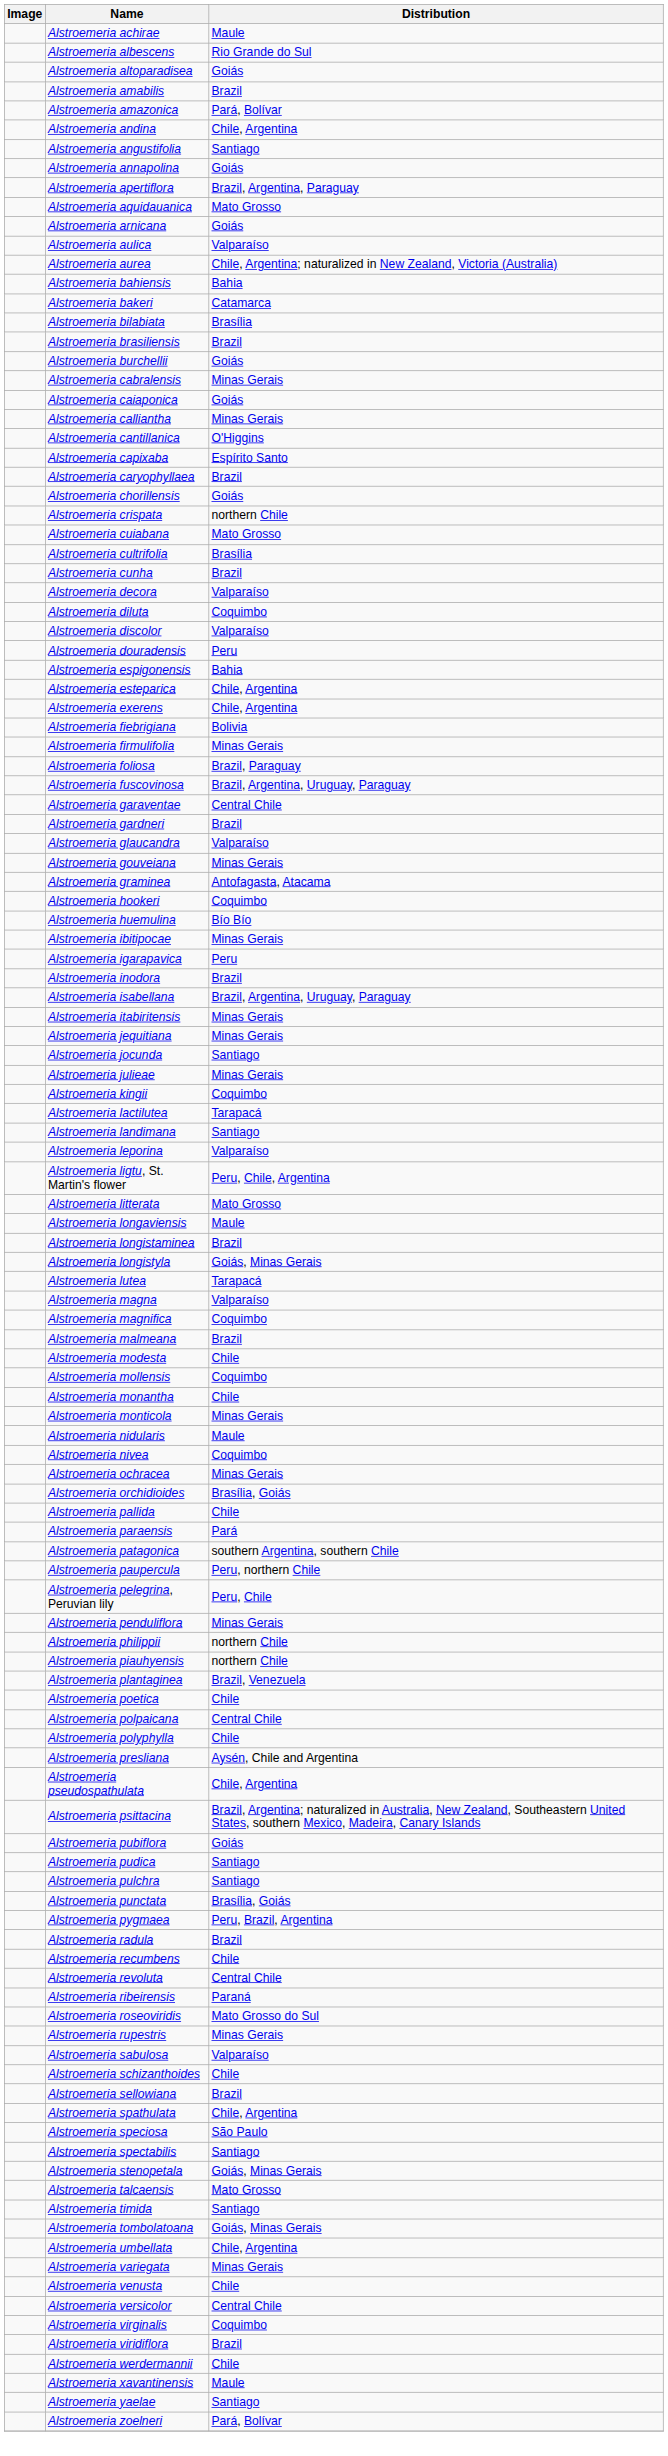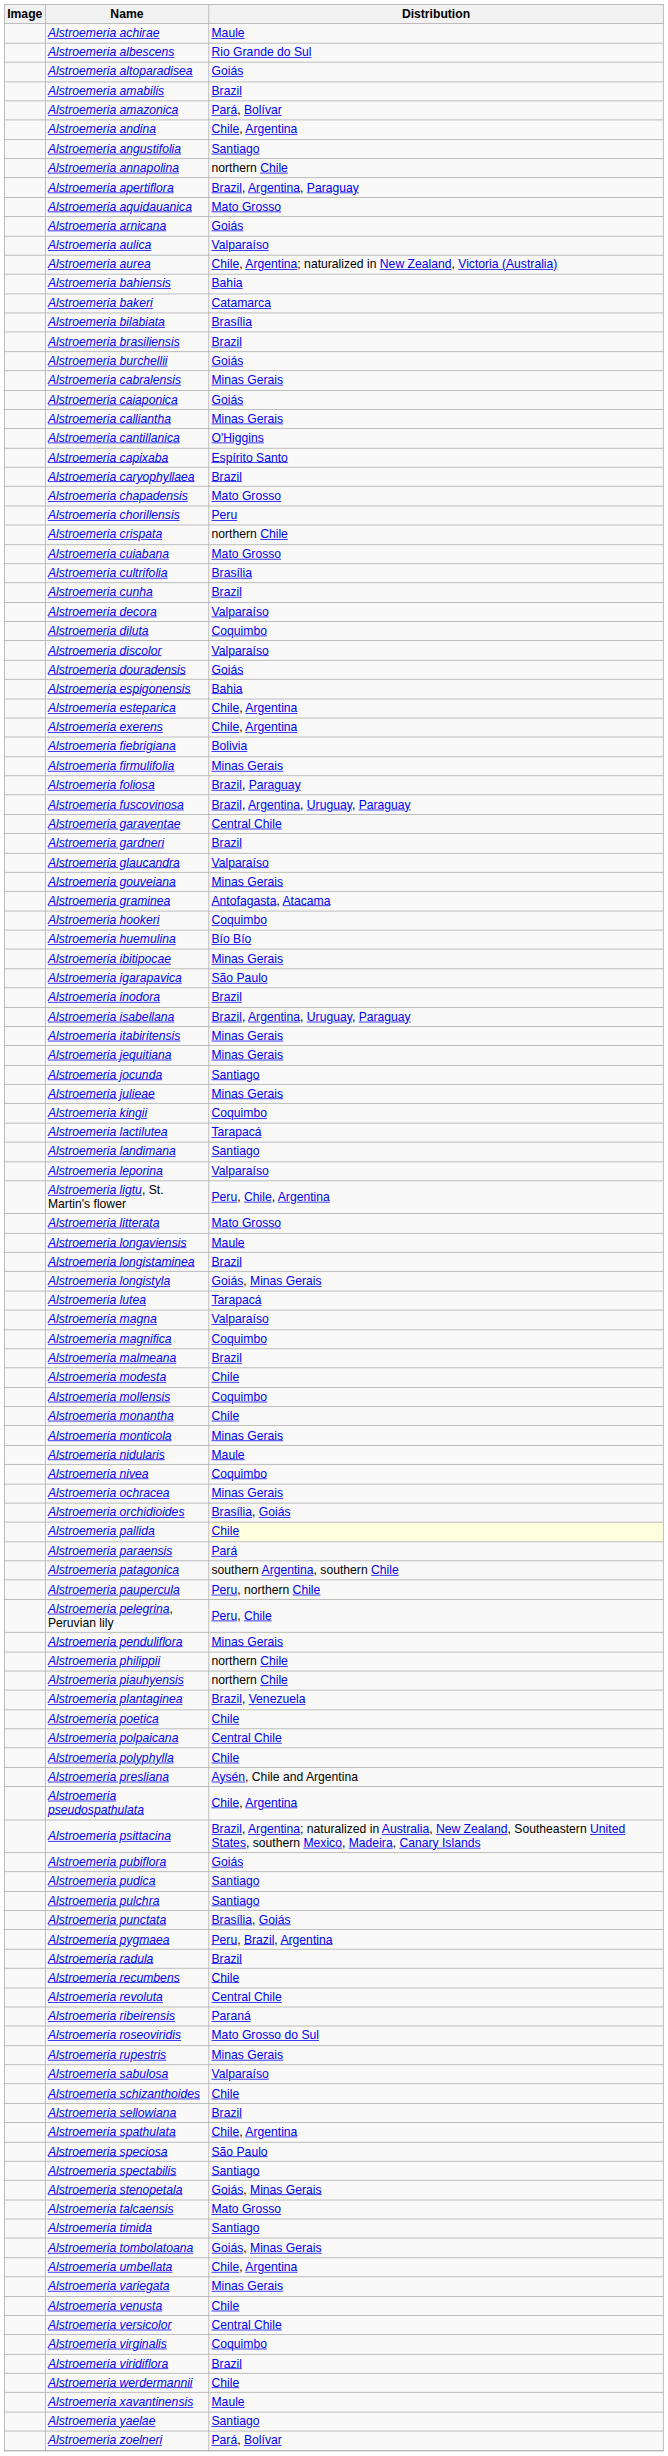(227, 168) Goiás -> (250, 168) northern Chile
+ row: (118, 496)
(227, 496) Goiás -> (224, 515) Peru
(224, 650) Peru -> (227, 669) Goiás
(224, 959) Peru -> (240, 978) São Paulo
(225, 1512) no background -> (225, 1532) lightyellow background
